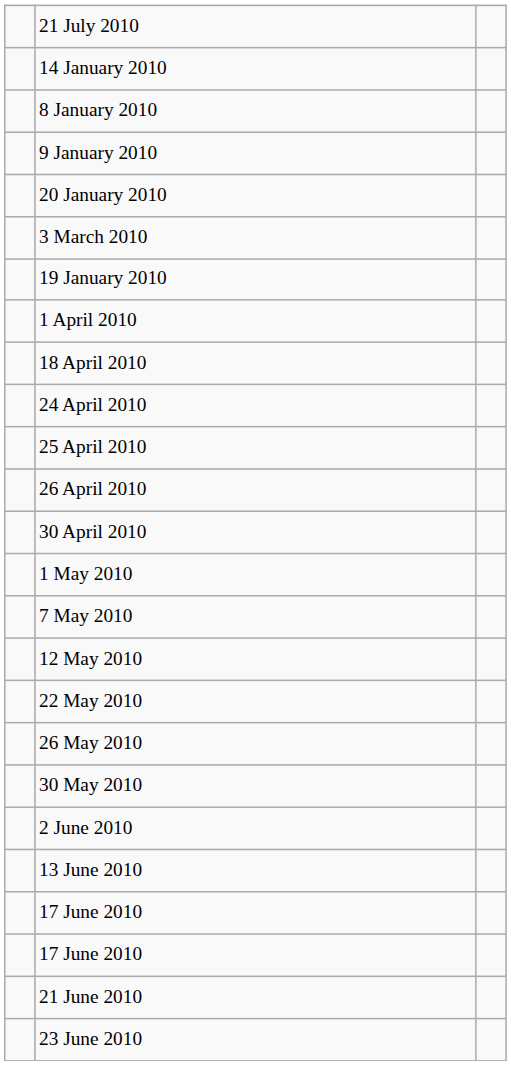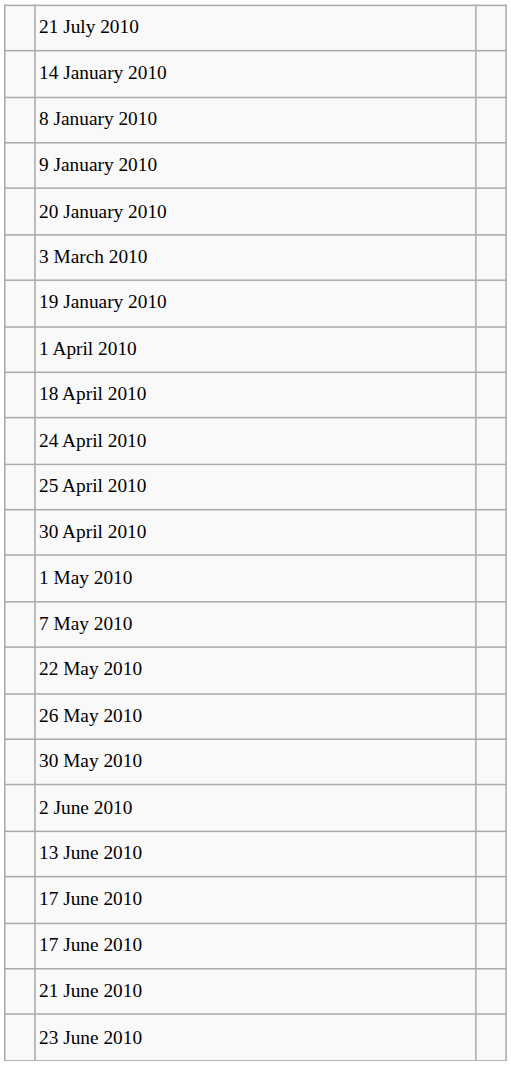- row: (20, 490)
- row: (20, 659)
